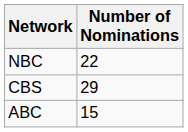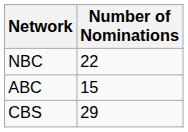rows swapped: (25, 87) <-> (25, 113)
